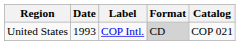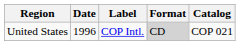(84, 31) 1993 -> (84, 31) 1996
